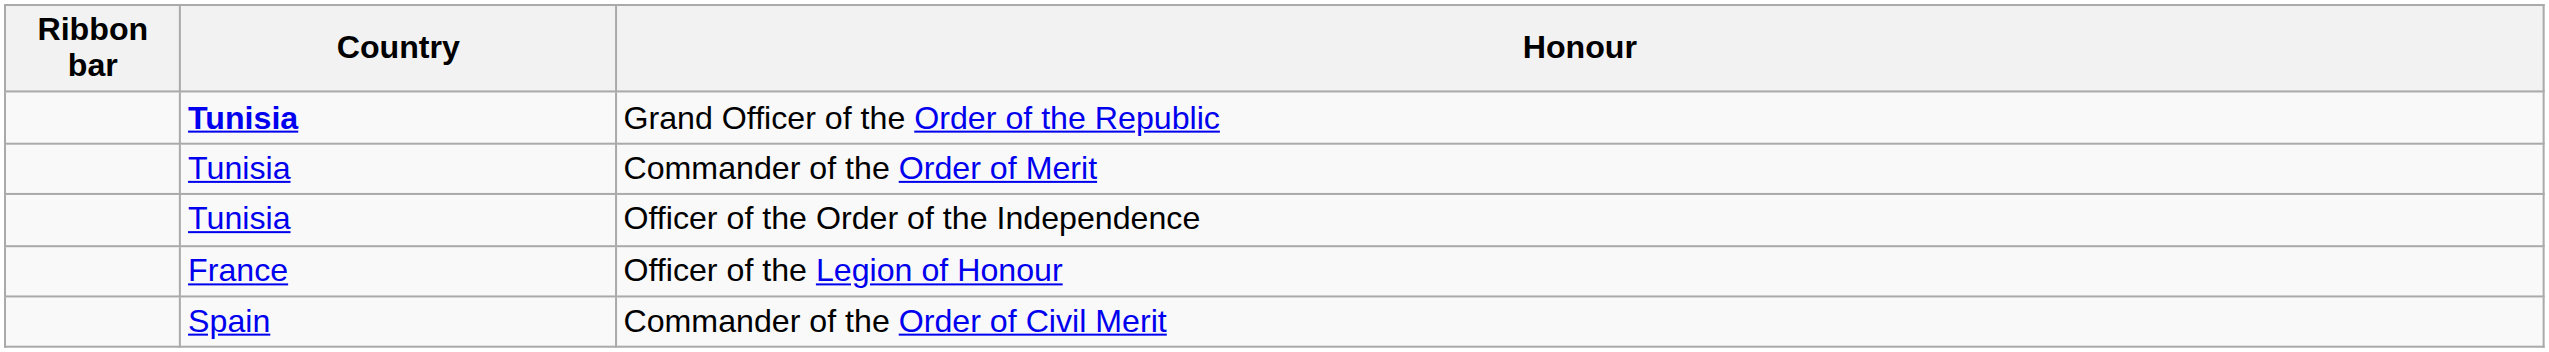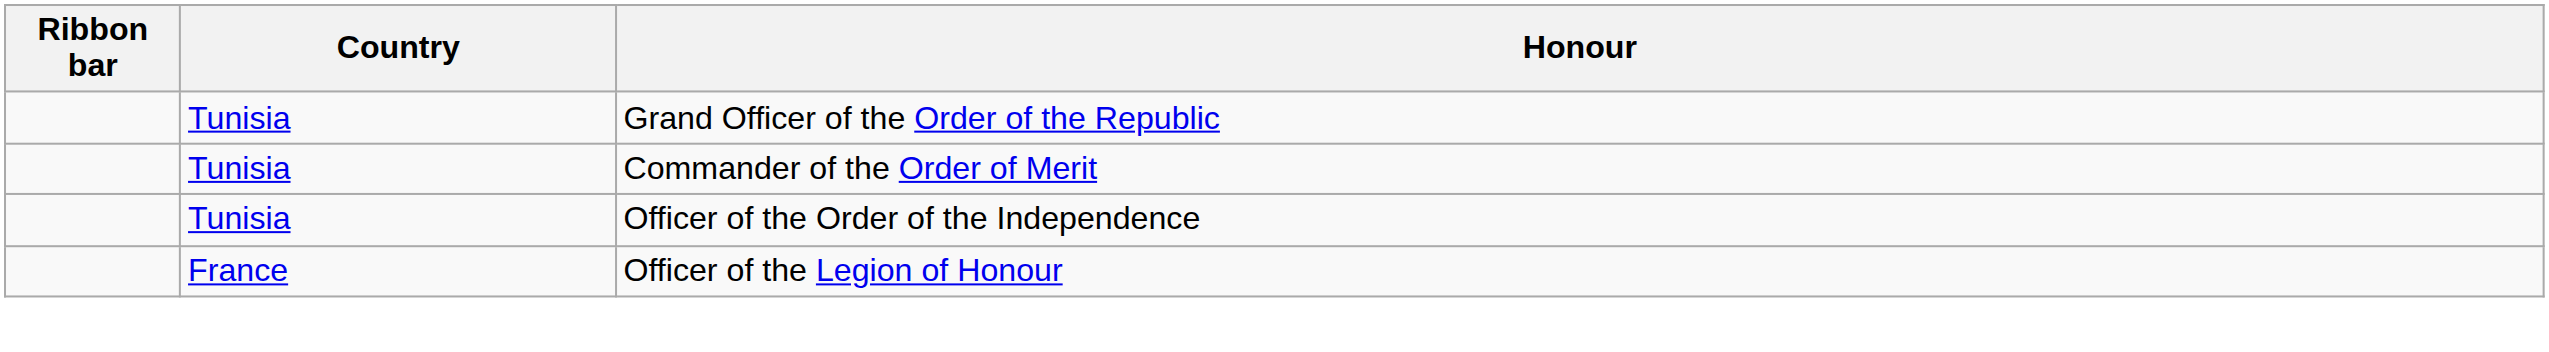(243, 117) bold -> (239, 117) normal
- row: (895, 321)
